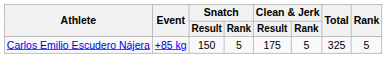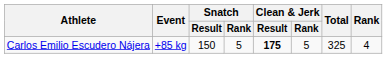(272, 45) normal -> (272, 45) bold
(367, 45) 5 -> (367, 45) 4
